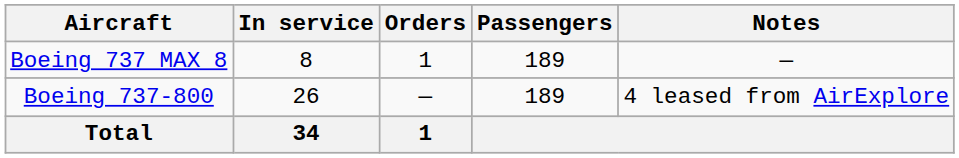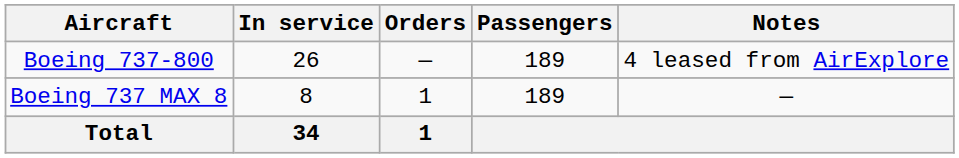rows swapped: (119, 97) <-> (119, 60)
